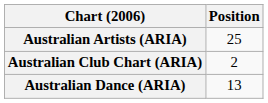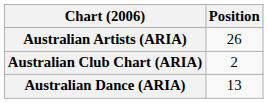(234, 39) 25 -> (234, 39) 26
